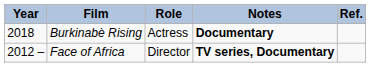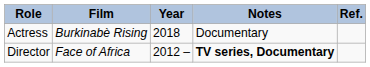columns swapped: (26, 14) <-> (169, 14)
(235, 33) bold -> (232, 33) normal
